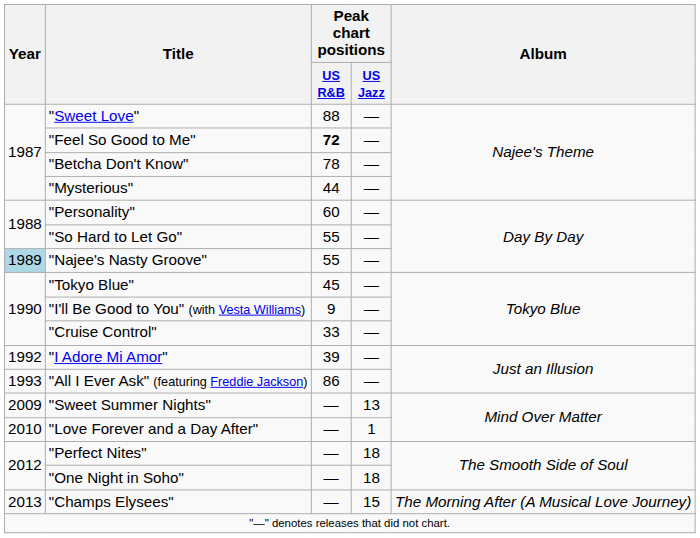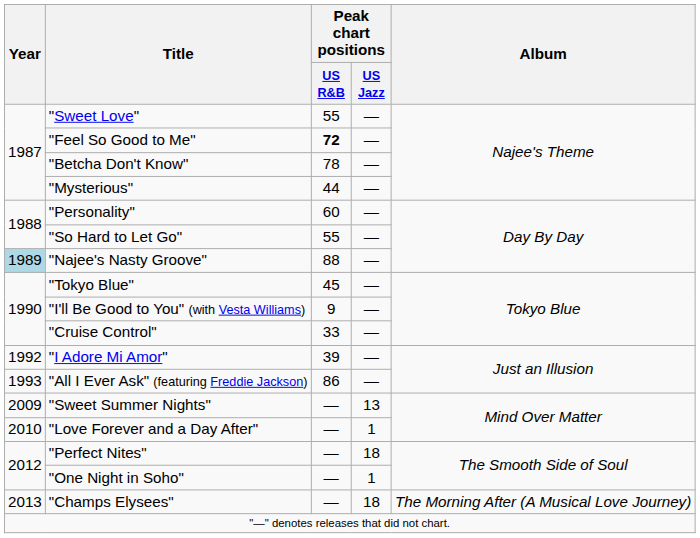(331, 116) 88 -> (331, 116) 55
(331, 260) 55 -> (331, 260) 88
(371, 477) 18 -> (371, 477) 1
(371, 501) 15 -> (371, 501) 18
